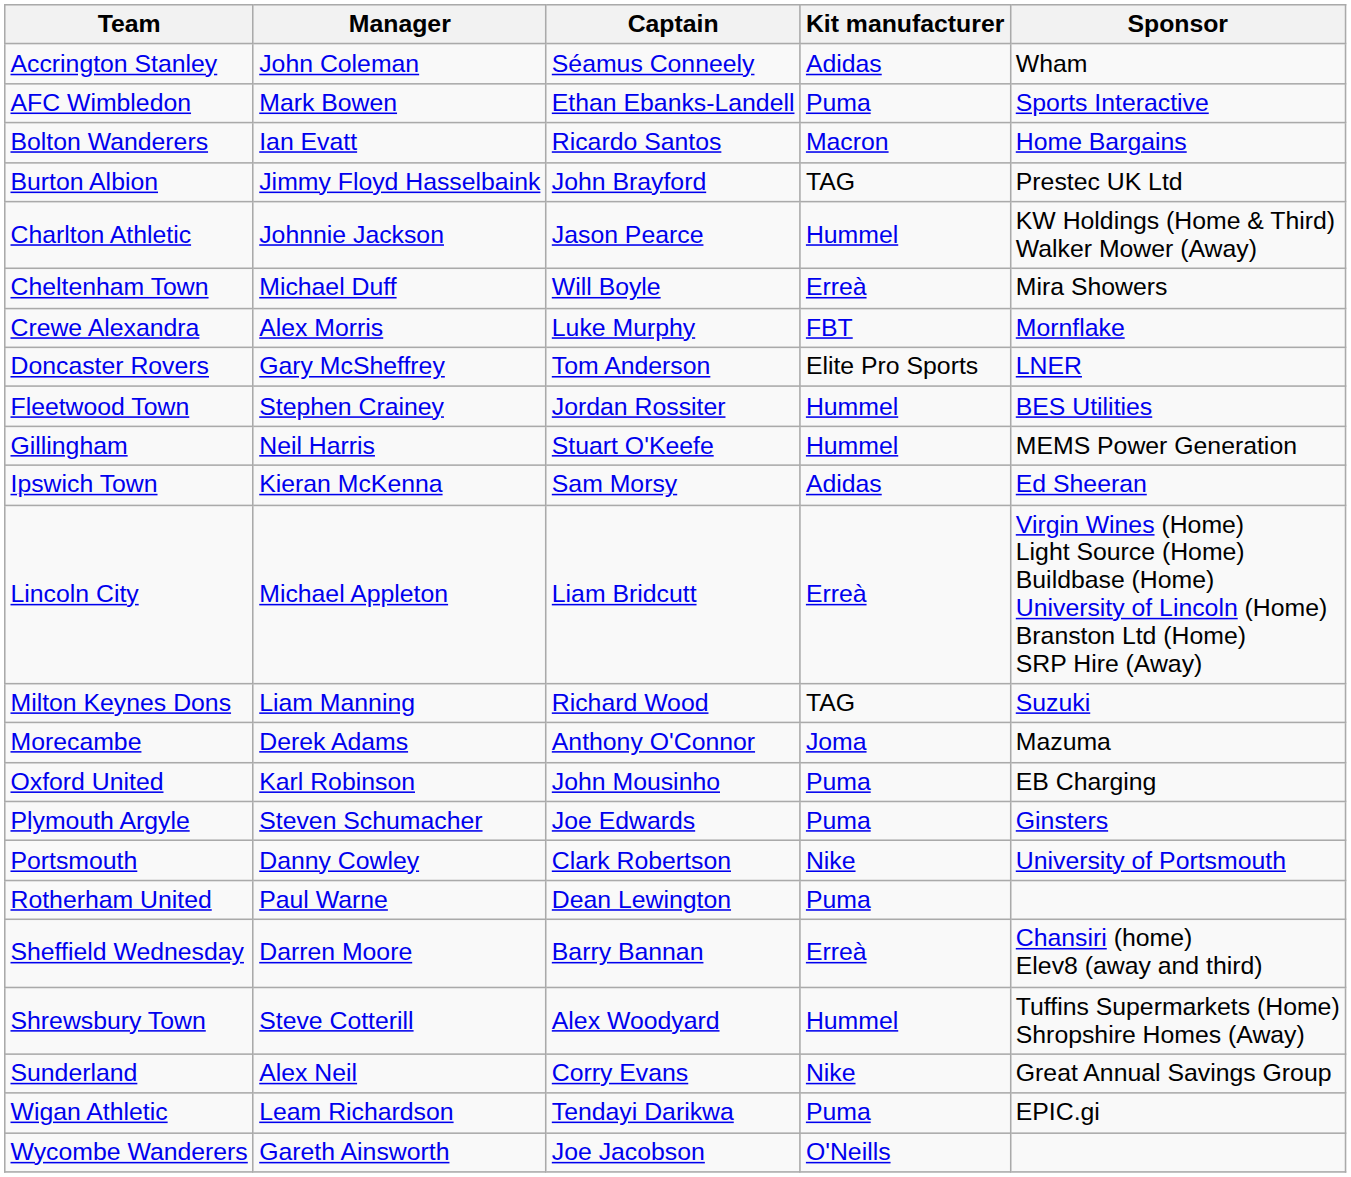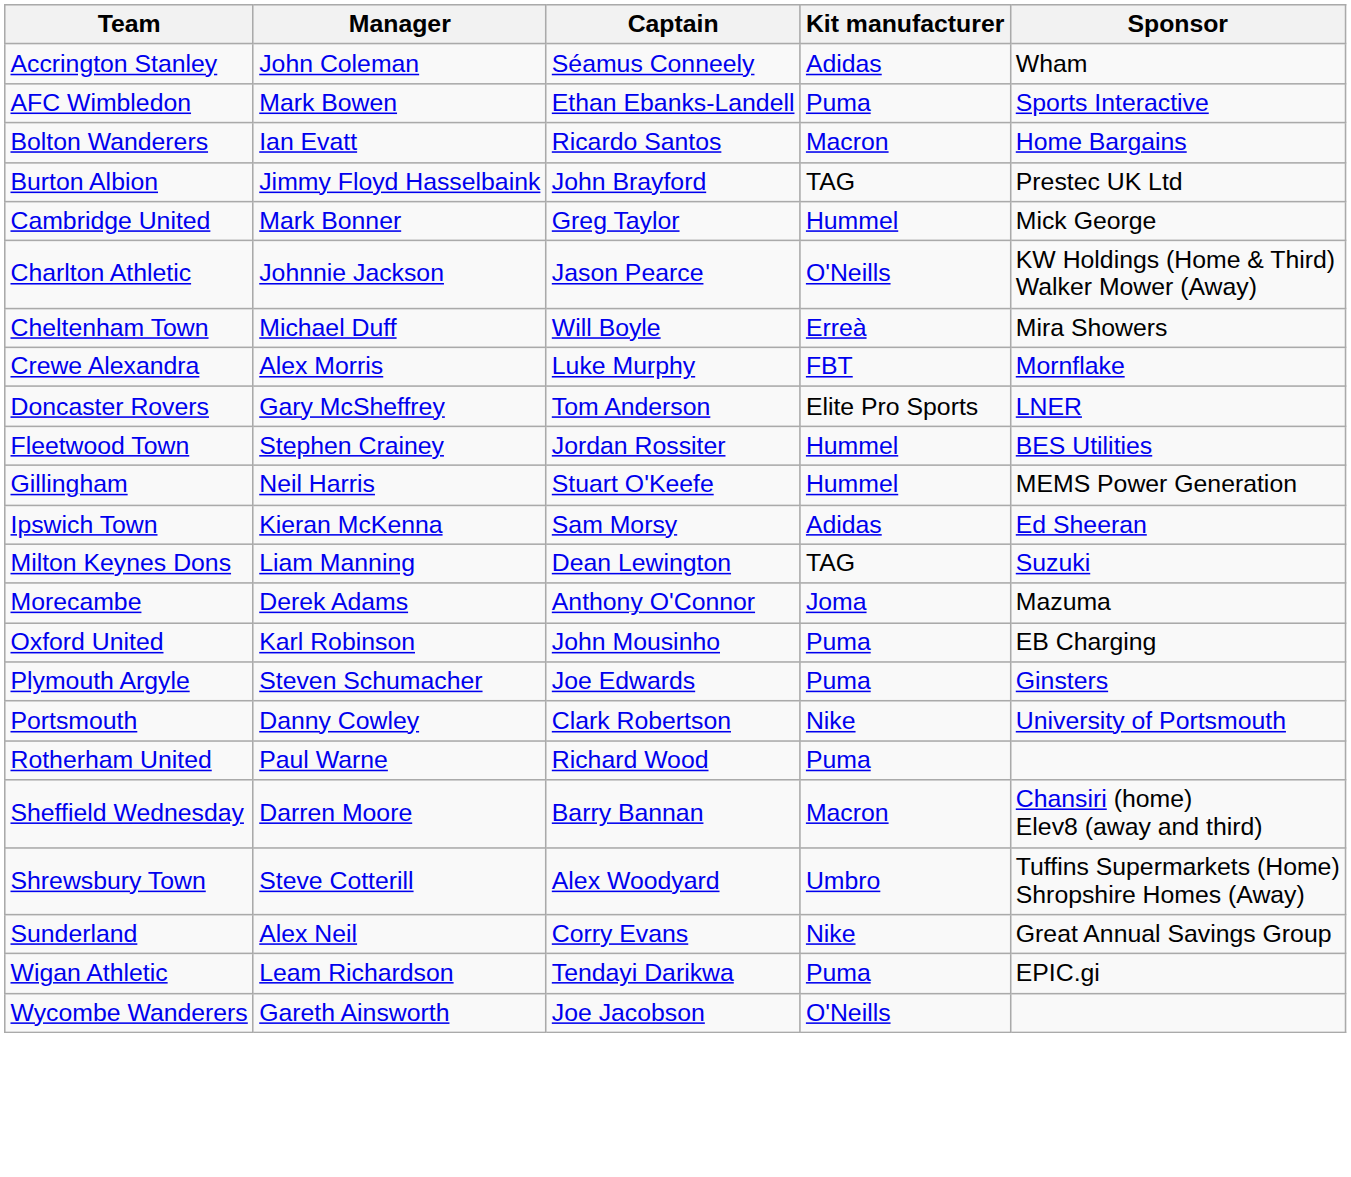+ row: (110, 220)
(852, 234) Hummel -> (848, 274) O'Neills
- row: (75, 593)
(630, 702) Richard Wood -> (641, 563) Dean Lewington
(641, 899) Dean Lewington -> (630, 760) Richard Wood
(836, 952) Erreà -> (847, 813) Macron
(852, 1020) Hummel -> (843, 880) Umbro
